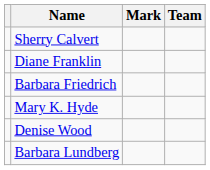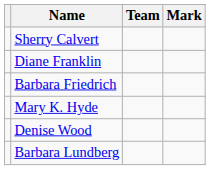columns swapped: (185, 15) <-> (144, 15)
